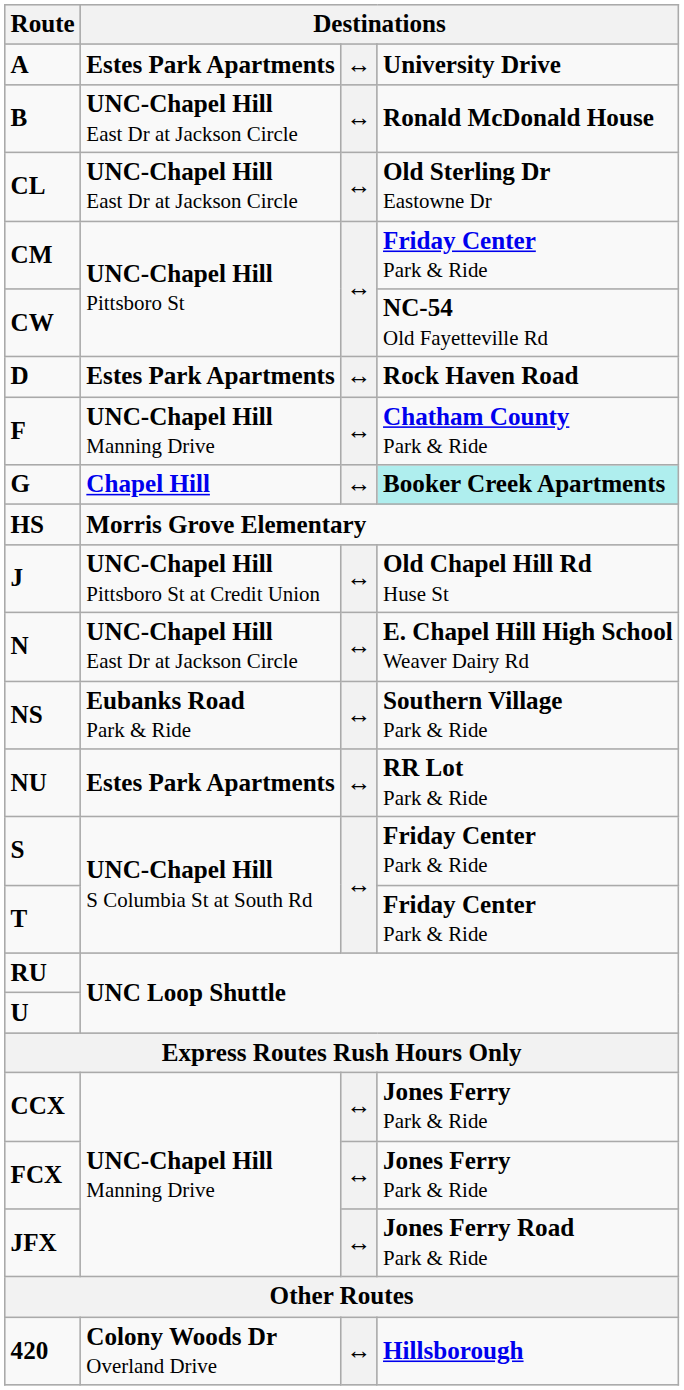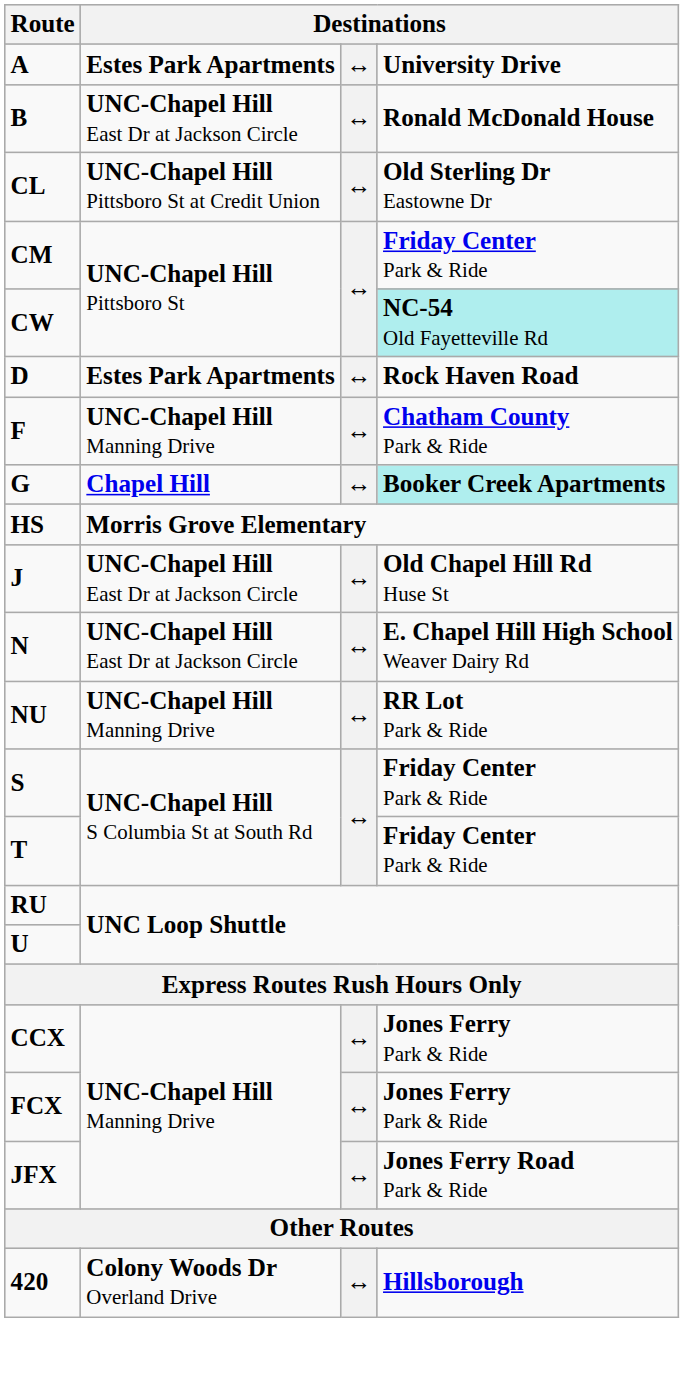(192, 186) UNC-Chapel Hill East Dr at Jackson Circle -> (203, 186) UNC-Chapel Hill Pittsboro St at Credit Union
(466, 322) no background -> (466, 322) paleturquoise background
(203, 578) UNC-Chapel Hill Pittsboro St at Credit Union -> (192, 578) UNC-Chapel Hill East Dr at Jackson Circle
- row: (27, 714)
(211, 782) Estes Park Apartments -> (180, 714) UNC-Chapel Hill Manning Drive
